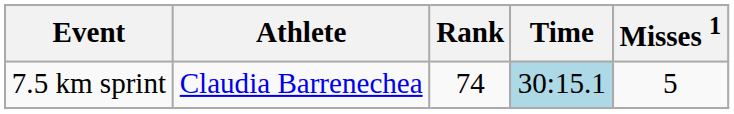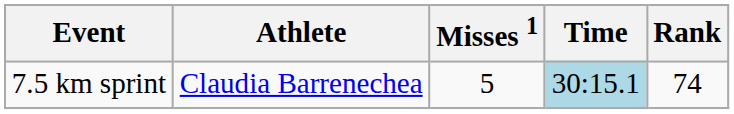columns swapped: (670, 32) <-> (470, 32)
